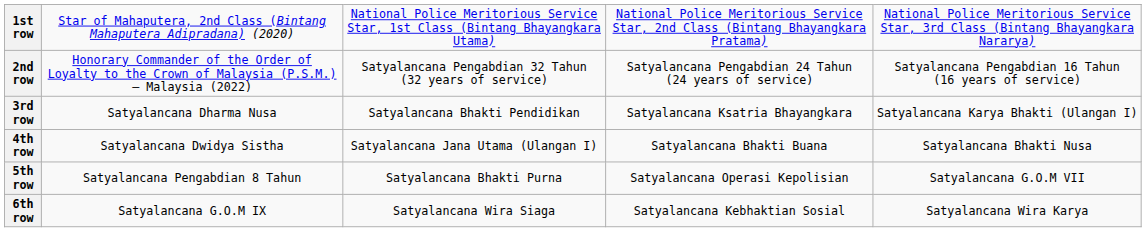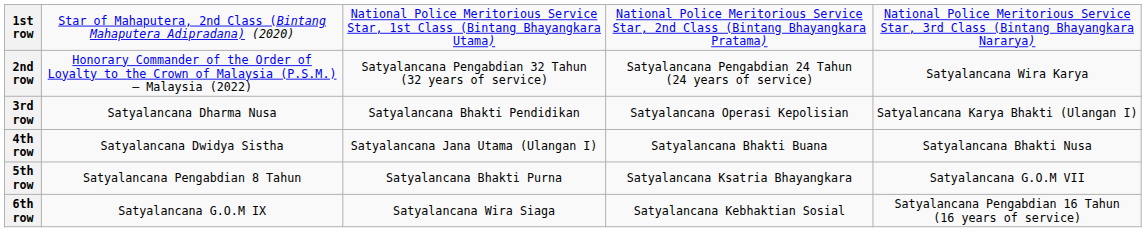(1007, 74) Satyalancana Pengabdian 16 Tahun (16 years of service) -> (1007, 74) Satyalancana Wira Karya
(739, 113) Satyalancana Ksatria Bhayangkara -> (739, 113) Satyalancana Operasi Kepolisian
(739, 178) Satyalancana Operasi Kepolisian -> (739, 178) Satyalancana Ksatria Bhayangkara
(1007, 211) Satyalancana Wira Karya -> (1007, 211) Satyalancana Pengabdian 16 Tahun (16 years of service)
